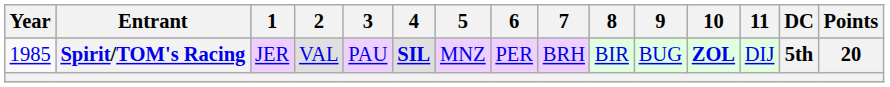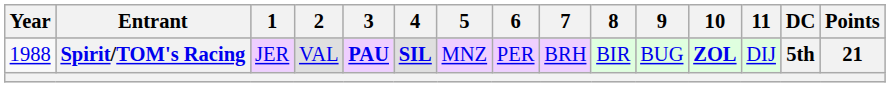(30, 54) 1985 -> (30, 54) 1988
(368, 54) normal -> (369, 54) bold
(851, 54) 20 -> (852, 54) 21
